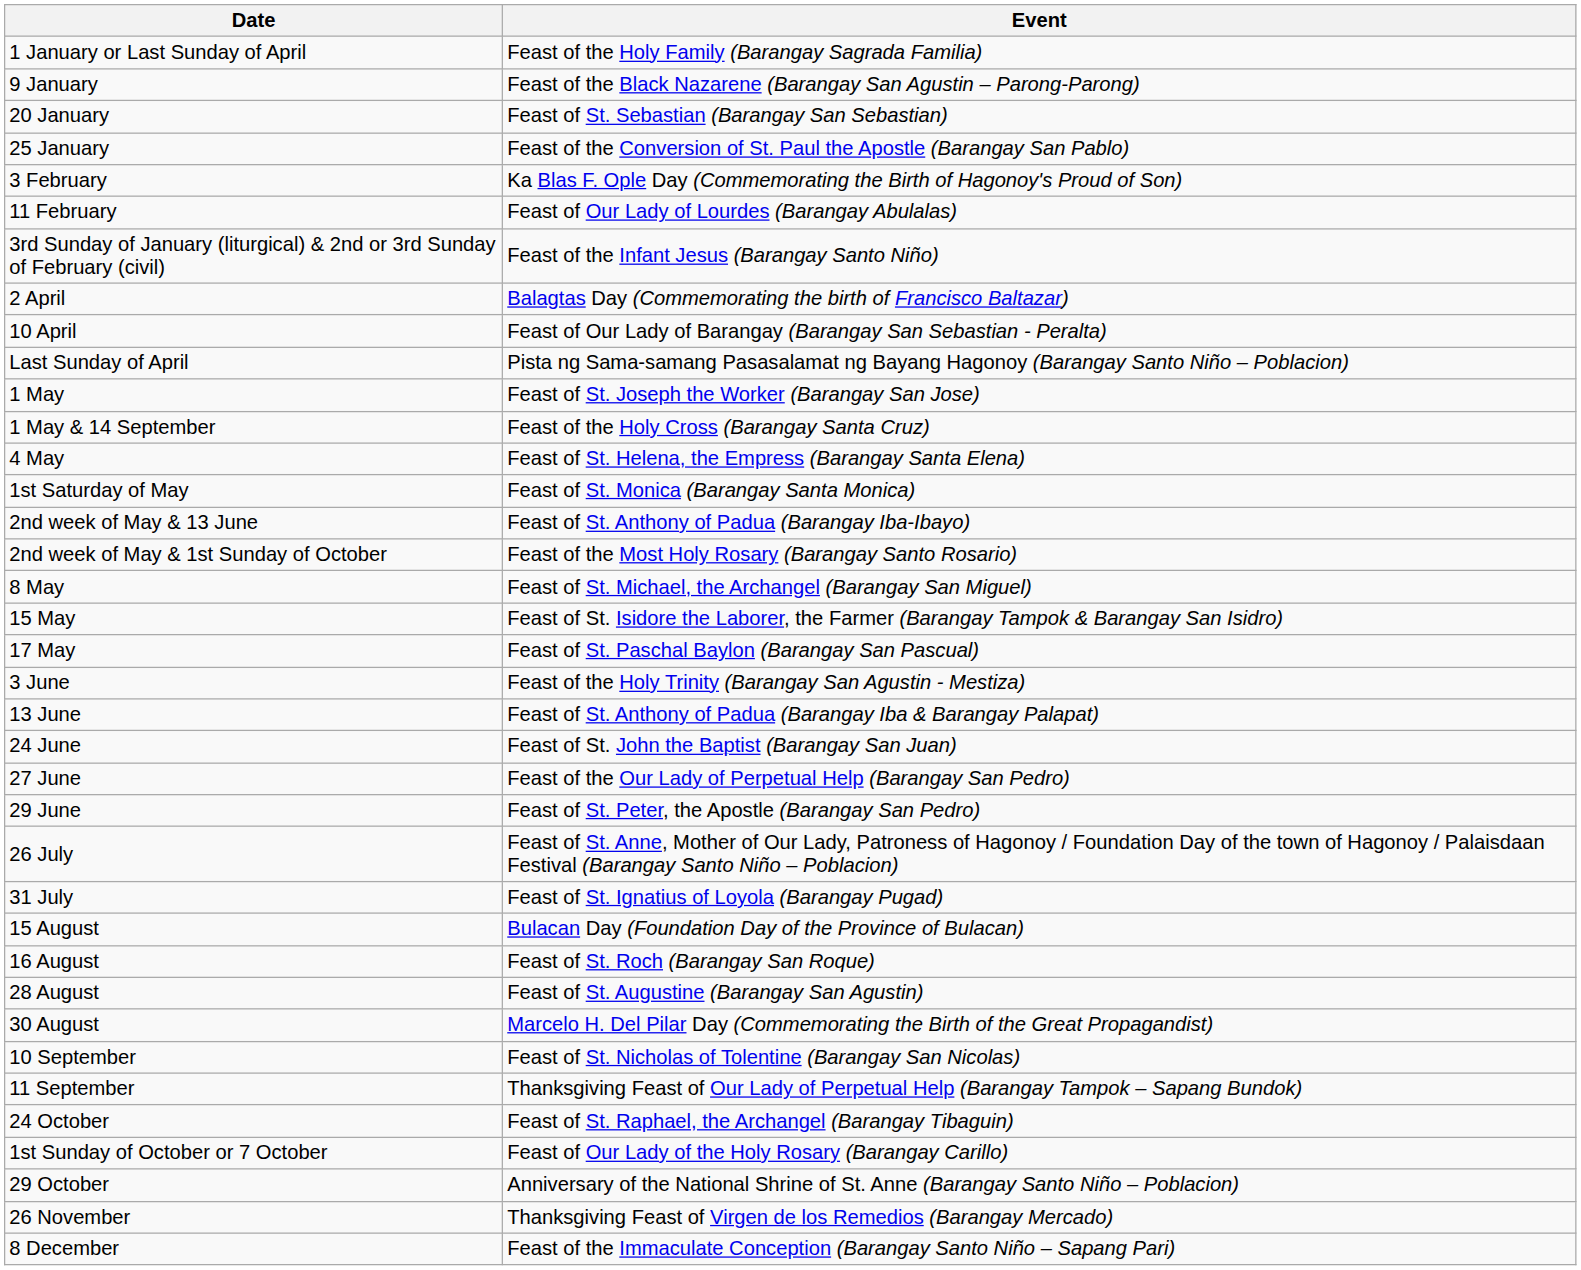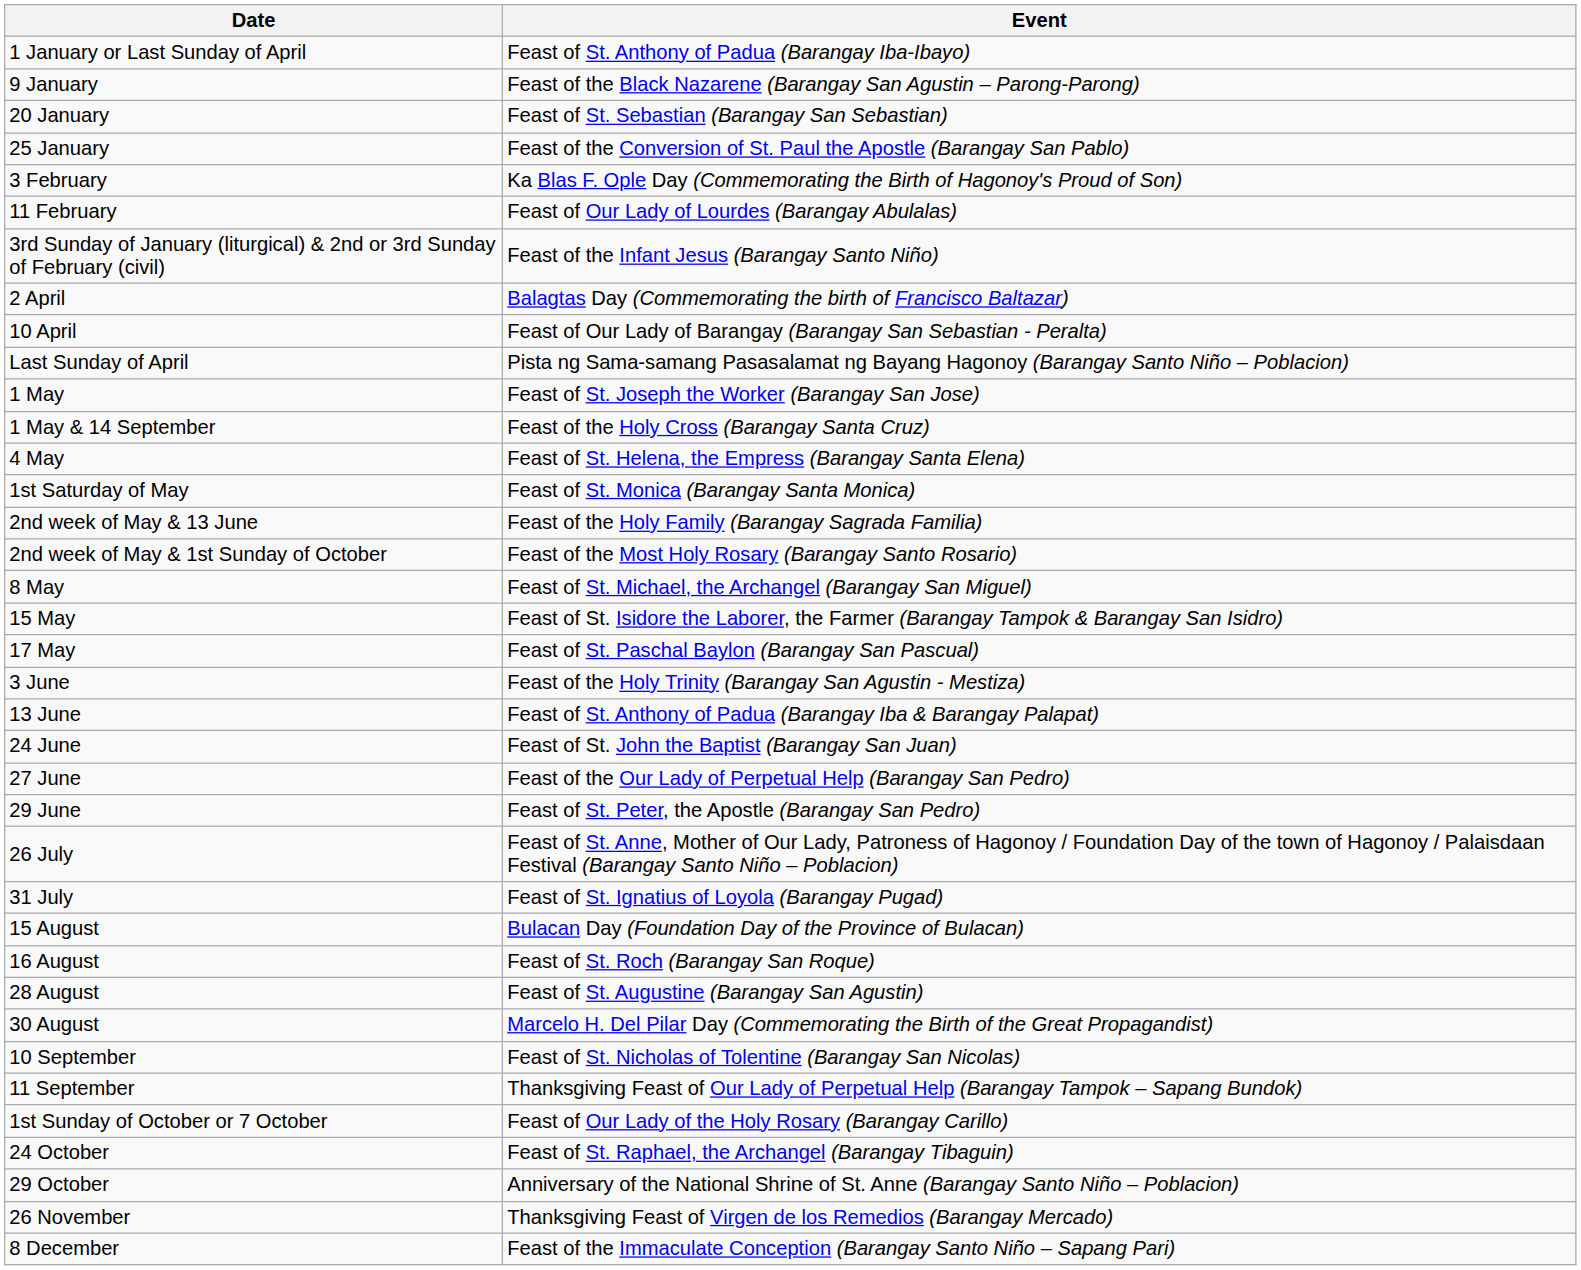(745, 52) Feast of the Holy Family (Barangay Sagrada Familia) -> (739, 52) Feast of St. Anthony of Padua (Barangay Iba-Ibayo)
(739, 522) Feast of St. Anthony of Padua (Barangay Iba-Ibayo) -> (745, 522) Feast of the Holy Family (Barangay Sagrada Familia)
rows swapped: (168, 1152) <-> (59, 1120)
